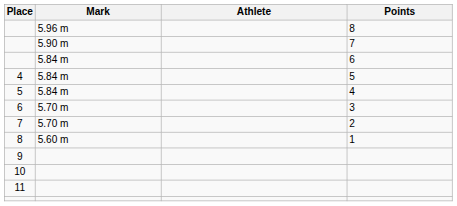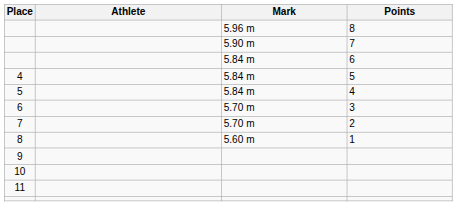columns swapped: (254, 12) <-> (98, 12)
